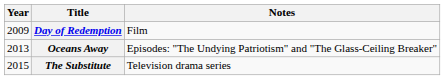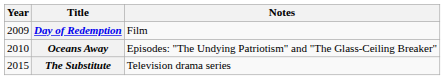(18, 48) 2013 -> (18, 48) 2010
